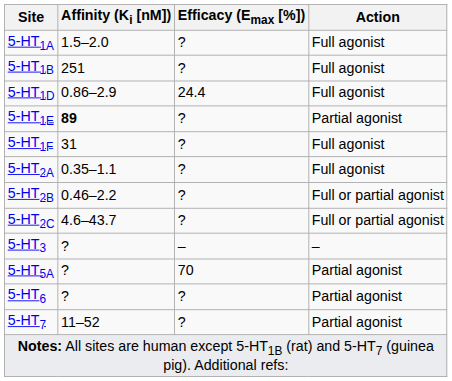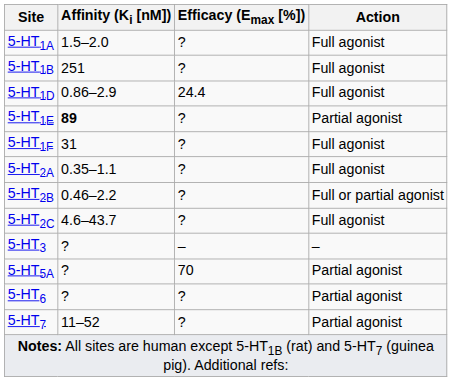(378, 220) Full or partial agonist -> (348, 220) Full agonist
